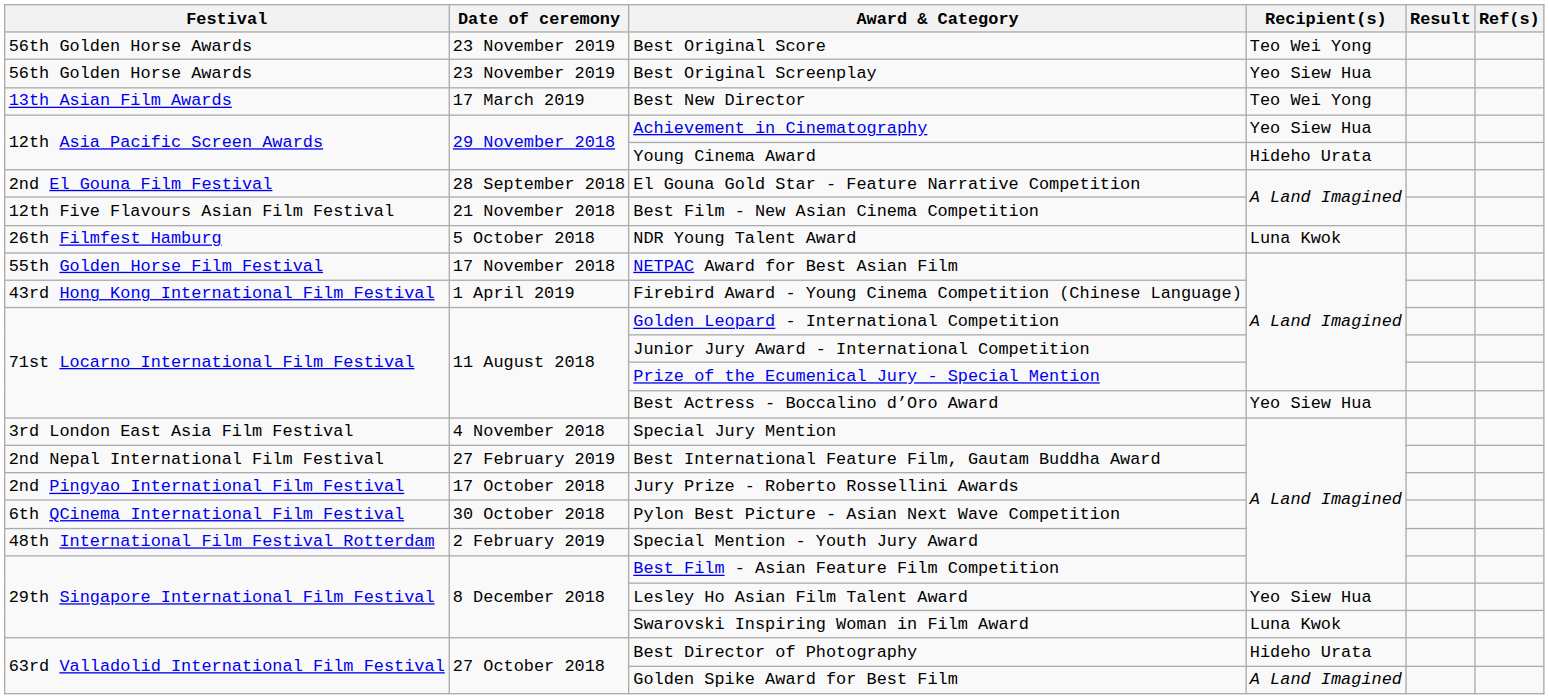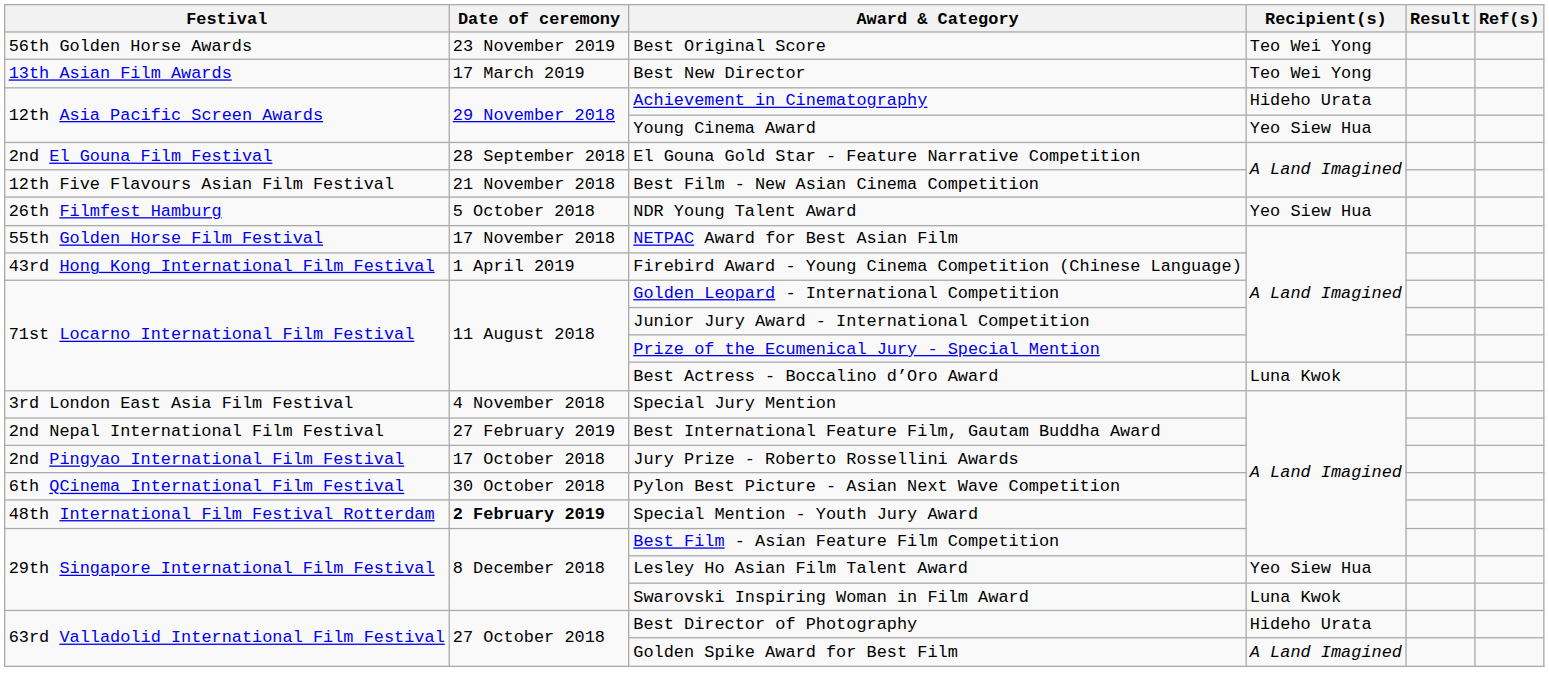- row: (755, 74)
(1311, 129) Yeo Siew Hua -> (1311, 101) Hideho Urata
(1311, 156) Hideho Urata -> (1311, 129) Yeo Siew Hua
(1295, 239) Luna Kwok -> (1311, 211) Yeo Siew Hua
(1311, 404) Yeo Siew Hua -> (1295, 376) Luna Kwok
(529, 542) normal -> (529, 514) bold
